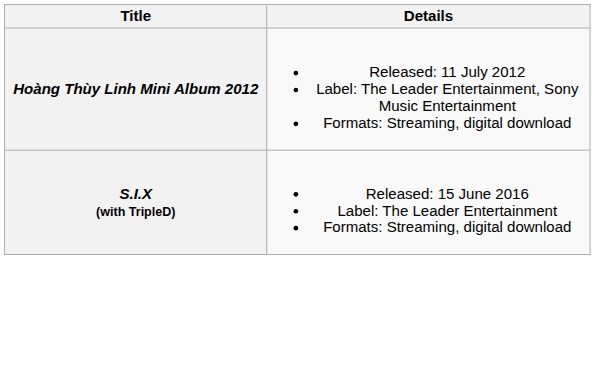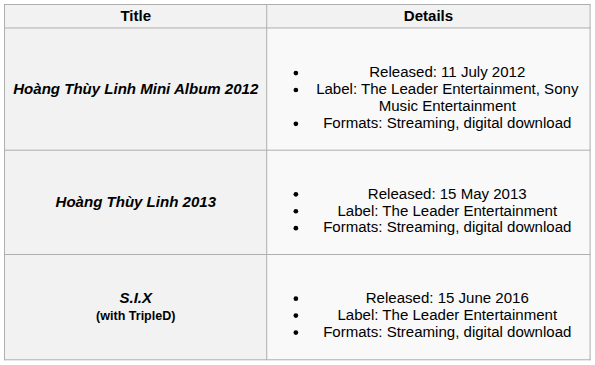+ row: (136, 202)
